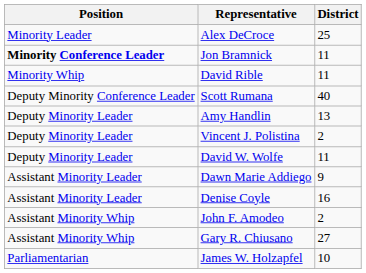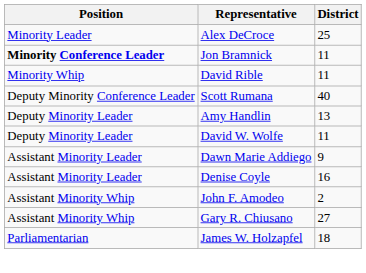- row: (250, 136)
(324, 258) 10 -> (324, 237) 18
